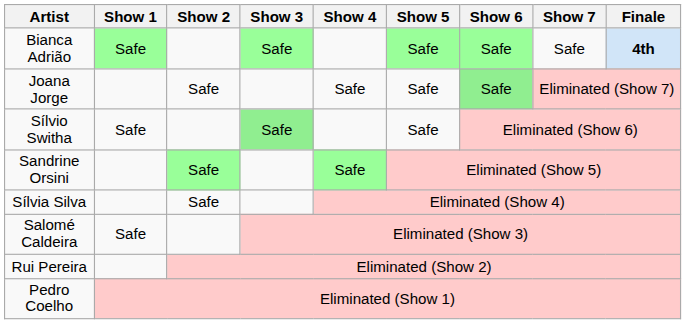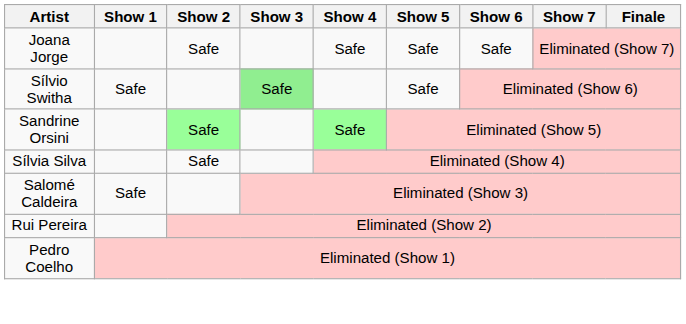- row: (49, 48)
(496, 89) lightgreen background -> (496, 48) no background
